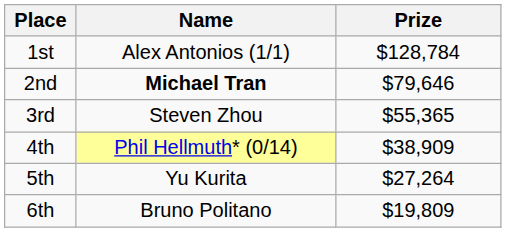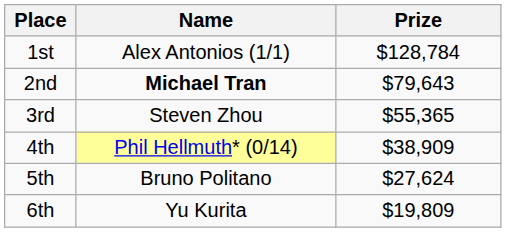(418, 83) $79,646 -> (418, 83) $79,643
(206, 178) Yu Kurita -> (206, 178) Bruno Politano
(418, 178) $27,264 -> (418, 178) $27,624
(206, 210) Bruno Politano -> (206, 210) Yu Kurita
